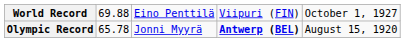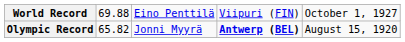(114, 30) 65.78 -> (114, 30) 65.82
